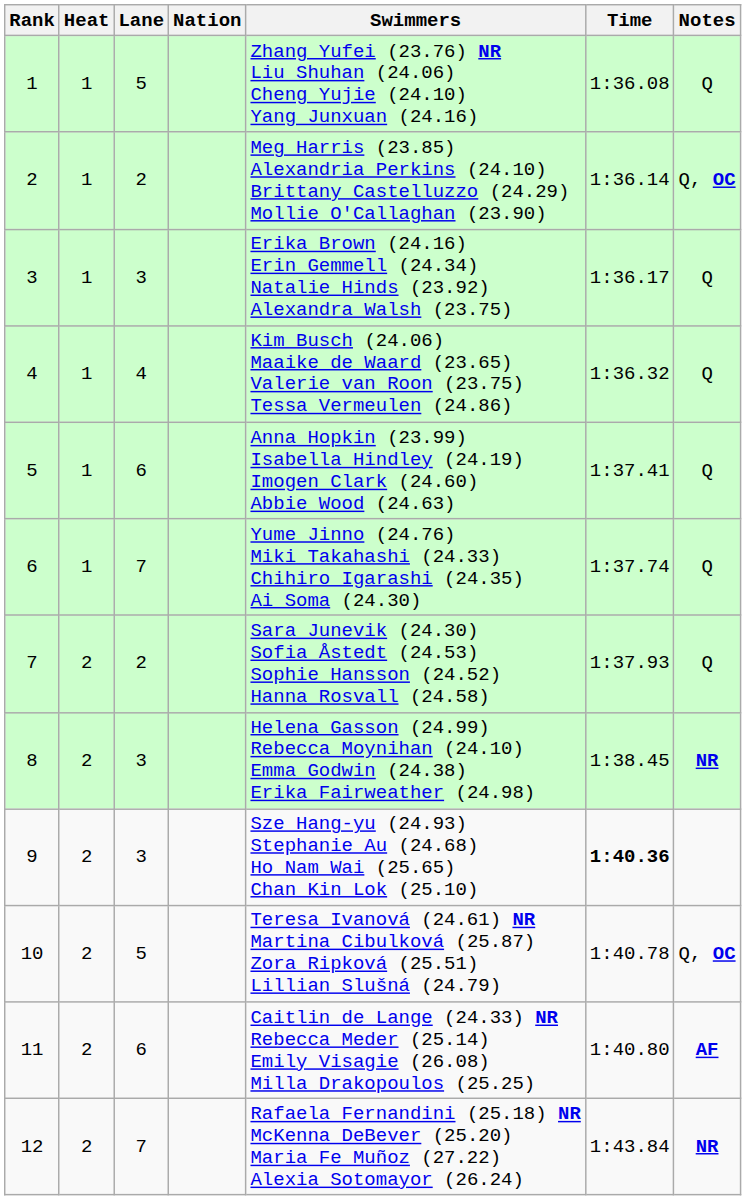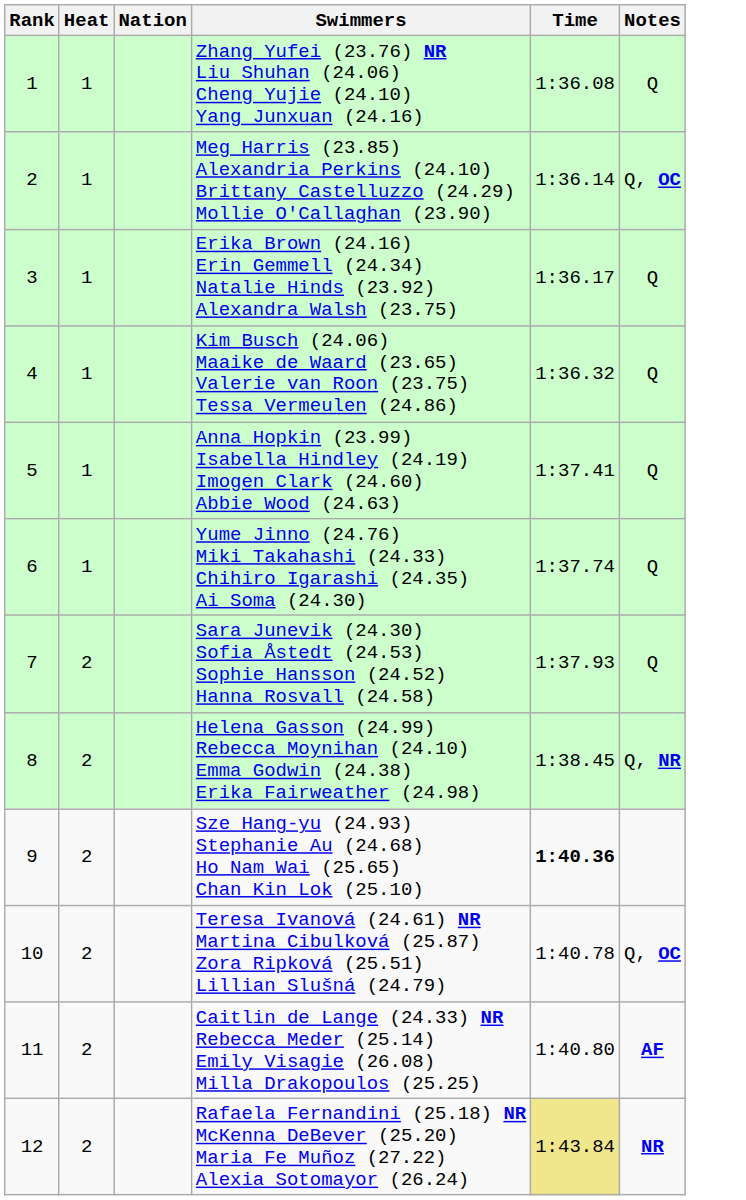- column: (141, 20)
(707, 760) NR -> (652, 760) Q, NR
(630, 1147) no background -> (575, 1147) khaki background
